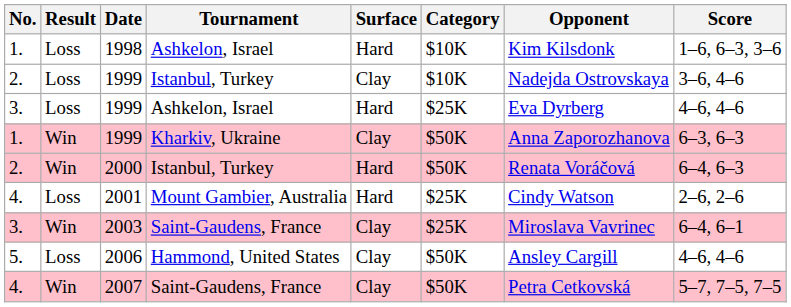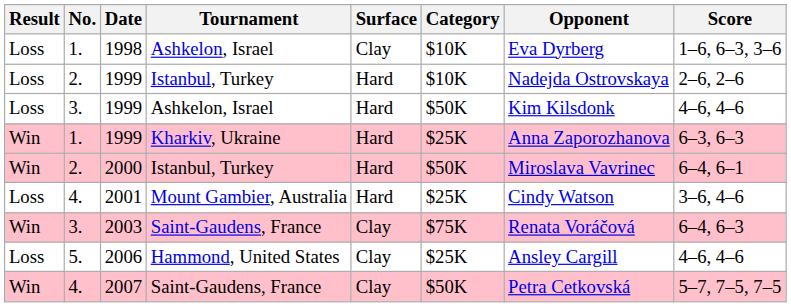columns swapped: (71, 19) <-> (23, 19)
(374, 49) Hard -> (373, 49) Clay
(561, 49) Kim Kilsdonk -> (556, 49) Eva Dyrberg
(373, 78) Clay -> (374, 78) Hard
(711, 78) 3–6, 4–6 -> (711, 78) 2–6, 2–6
(446, 108) $25K -> (446, 108) $50K
(556, 108) Eva Dyrberg -> (561, 108) Kim Kilsdonk
(373, 138) Clay -> (374, 138) Hard
(446, 138) $50K -> (446, 138) $25K
(571, 167) Renata Voráčová -> (582, 167) Miroslava Vavrinec
(711, 167) 6–4, 6–3 -> (711, 167) 6–4, 6–1
(711, 197) 2–6, 2–6 -> (711, 197) 3–6, 4–6
(446, 227) $25K -> (446, 227) $75K
(582, 227) Miroslava Vavrinec -> (571, 227) Renata Voráčová
(711, 227) 6–4, 6–1 -> (711, 227) 6–4, 6–3
(446, 256) $50K -> (446, 256) $25K
